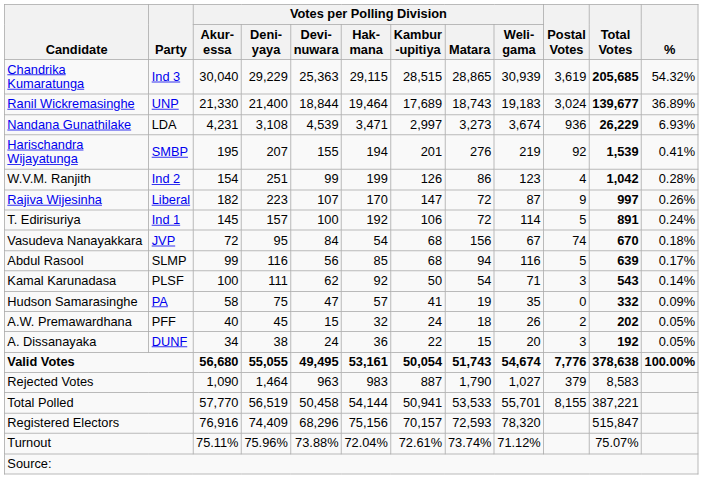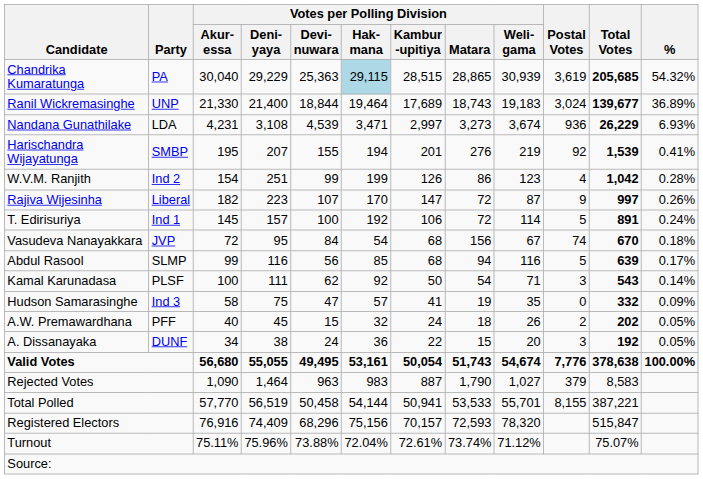(166, 76) Ind 3 -> (160, 76) PA
(369, 76) no background -> (369, 76) lightblue background
(160, 301) PA -> (166, 301) Ind 3
